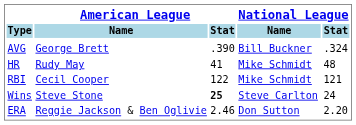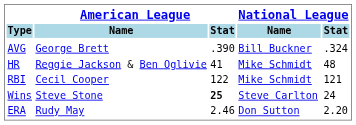(60, 64) Rudy May -> (121, 64) Reggie Jackson & Ben Oglivie
(121, 111) Reggie Jackson & Ben Oglivie -> (60, 111) Rudy May
